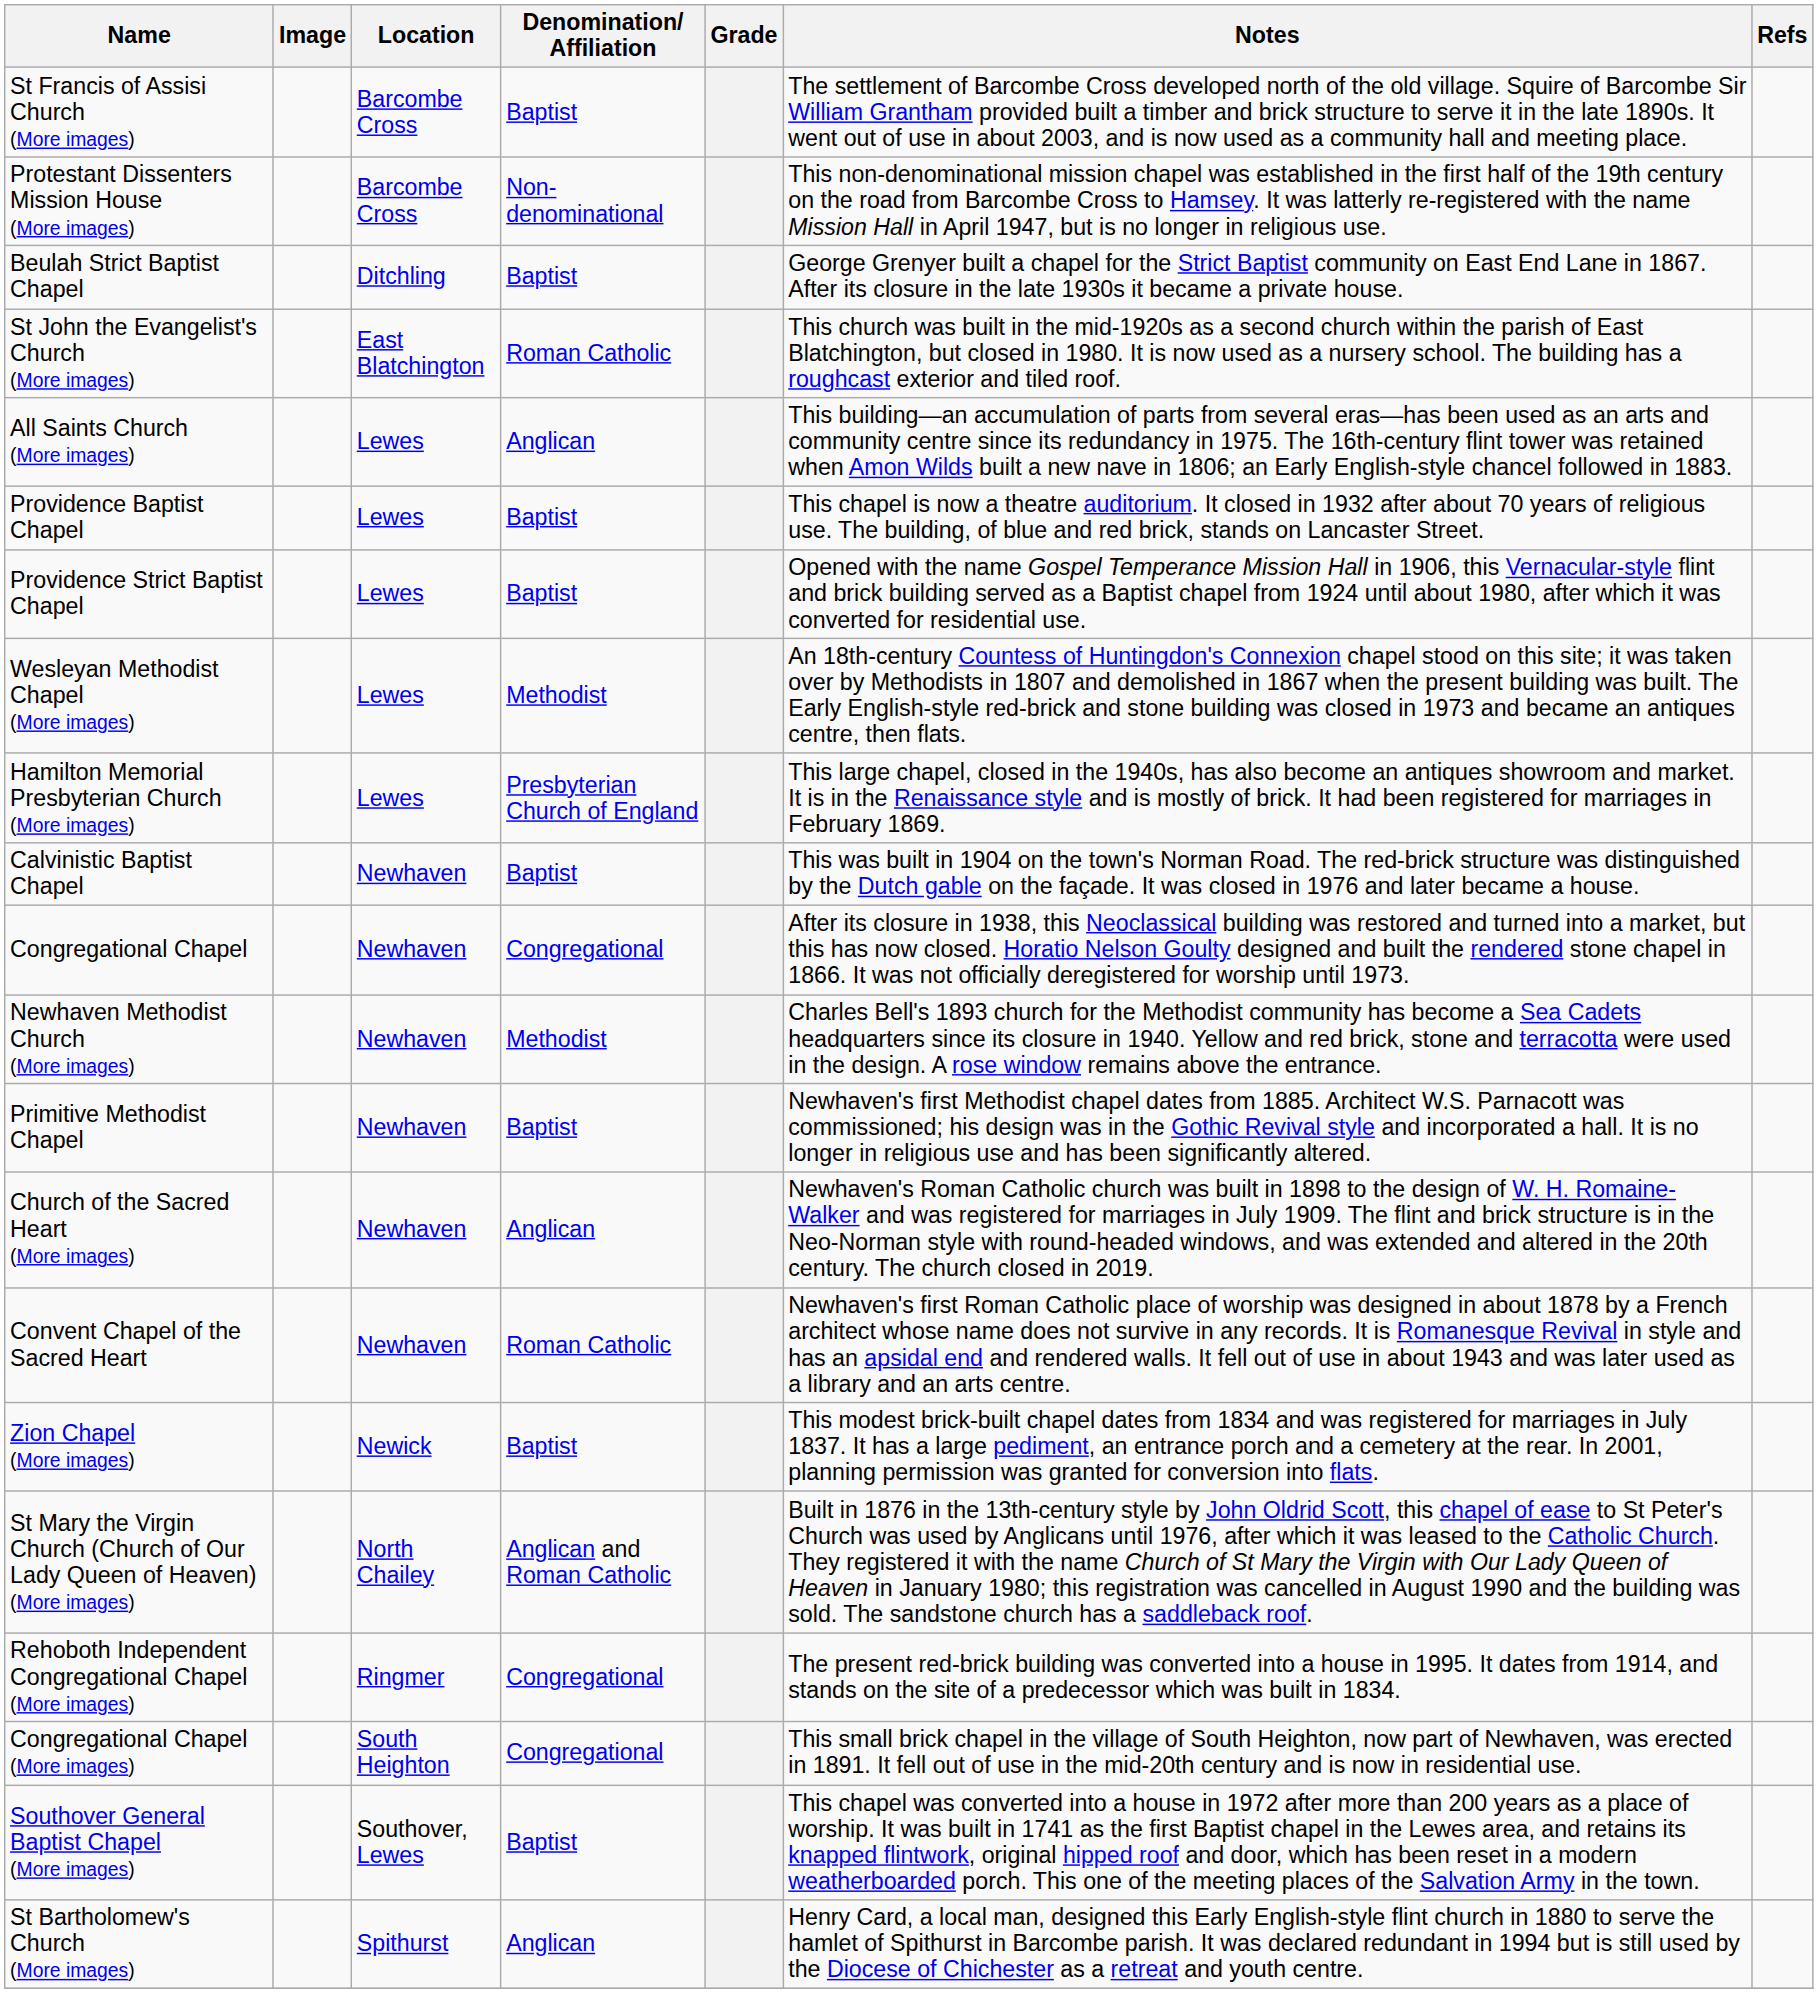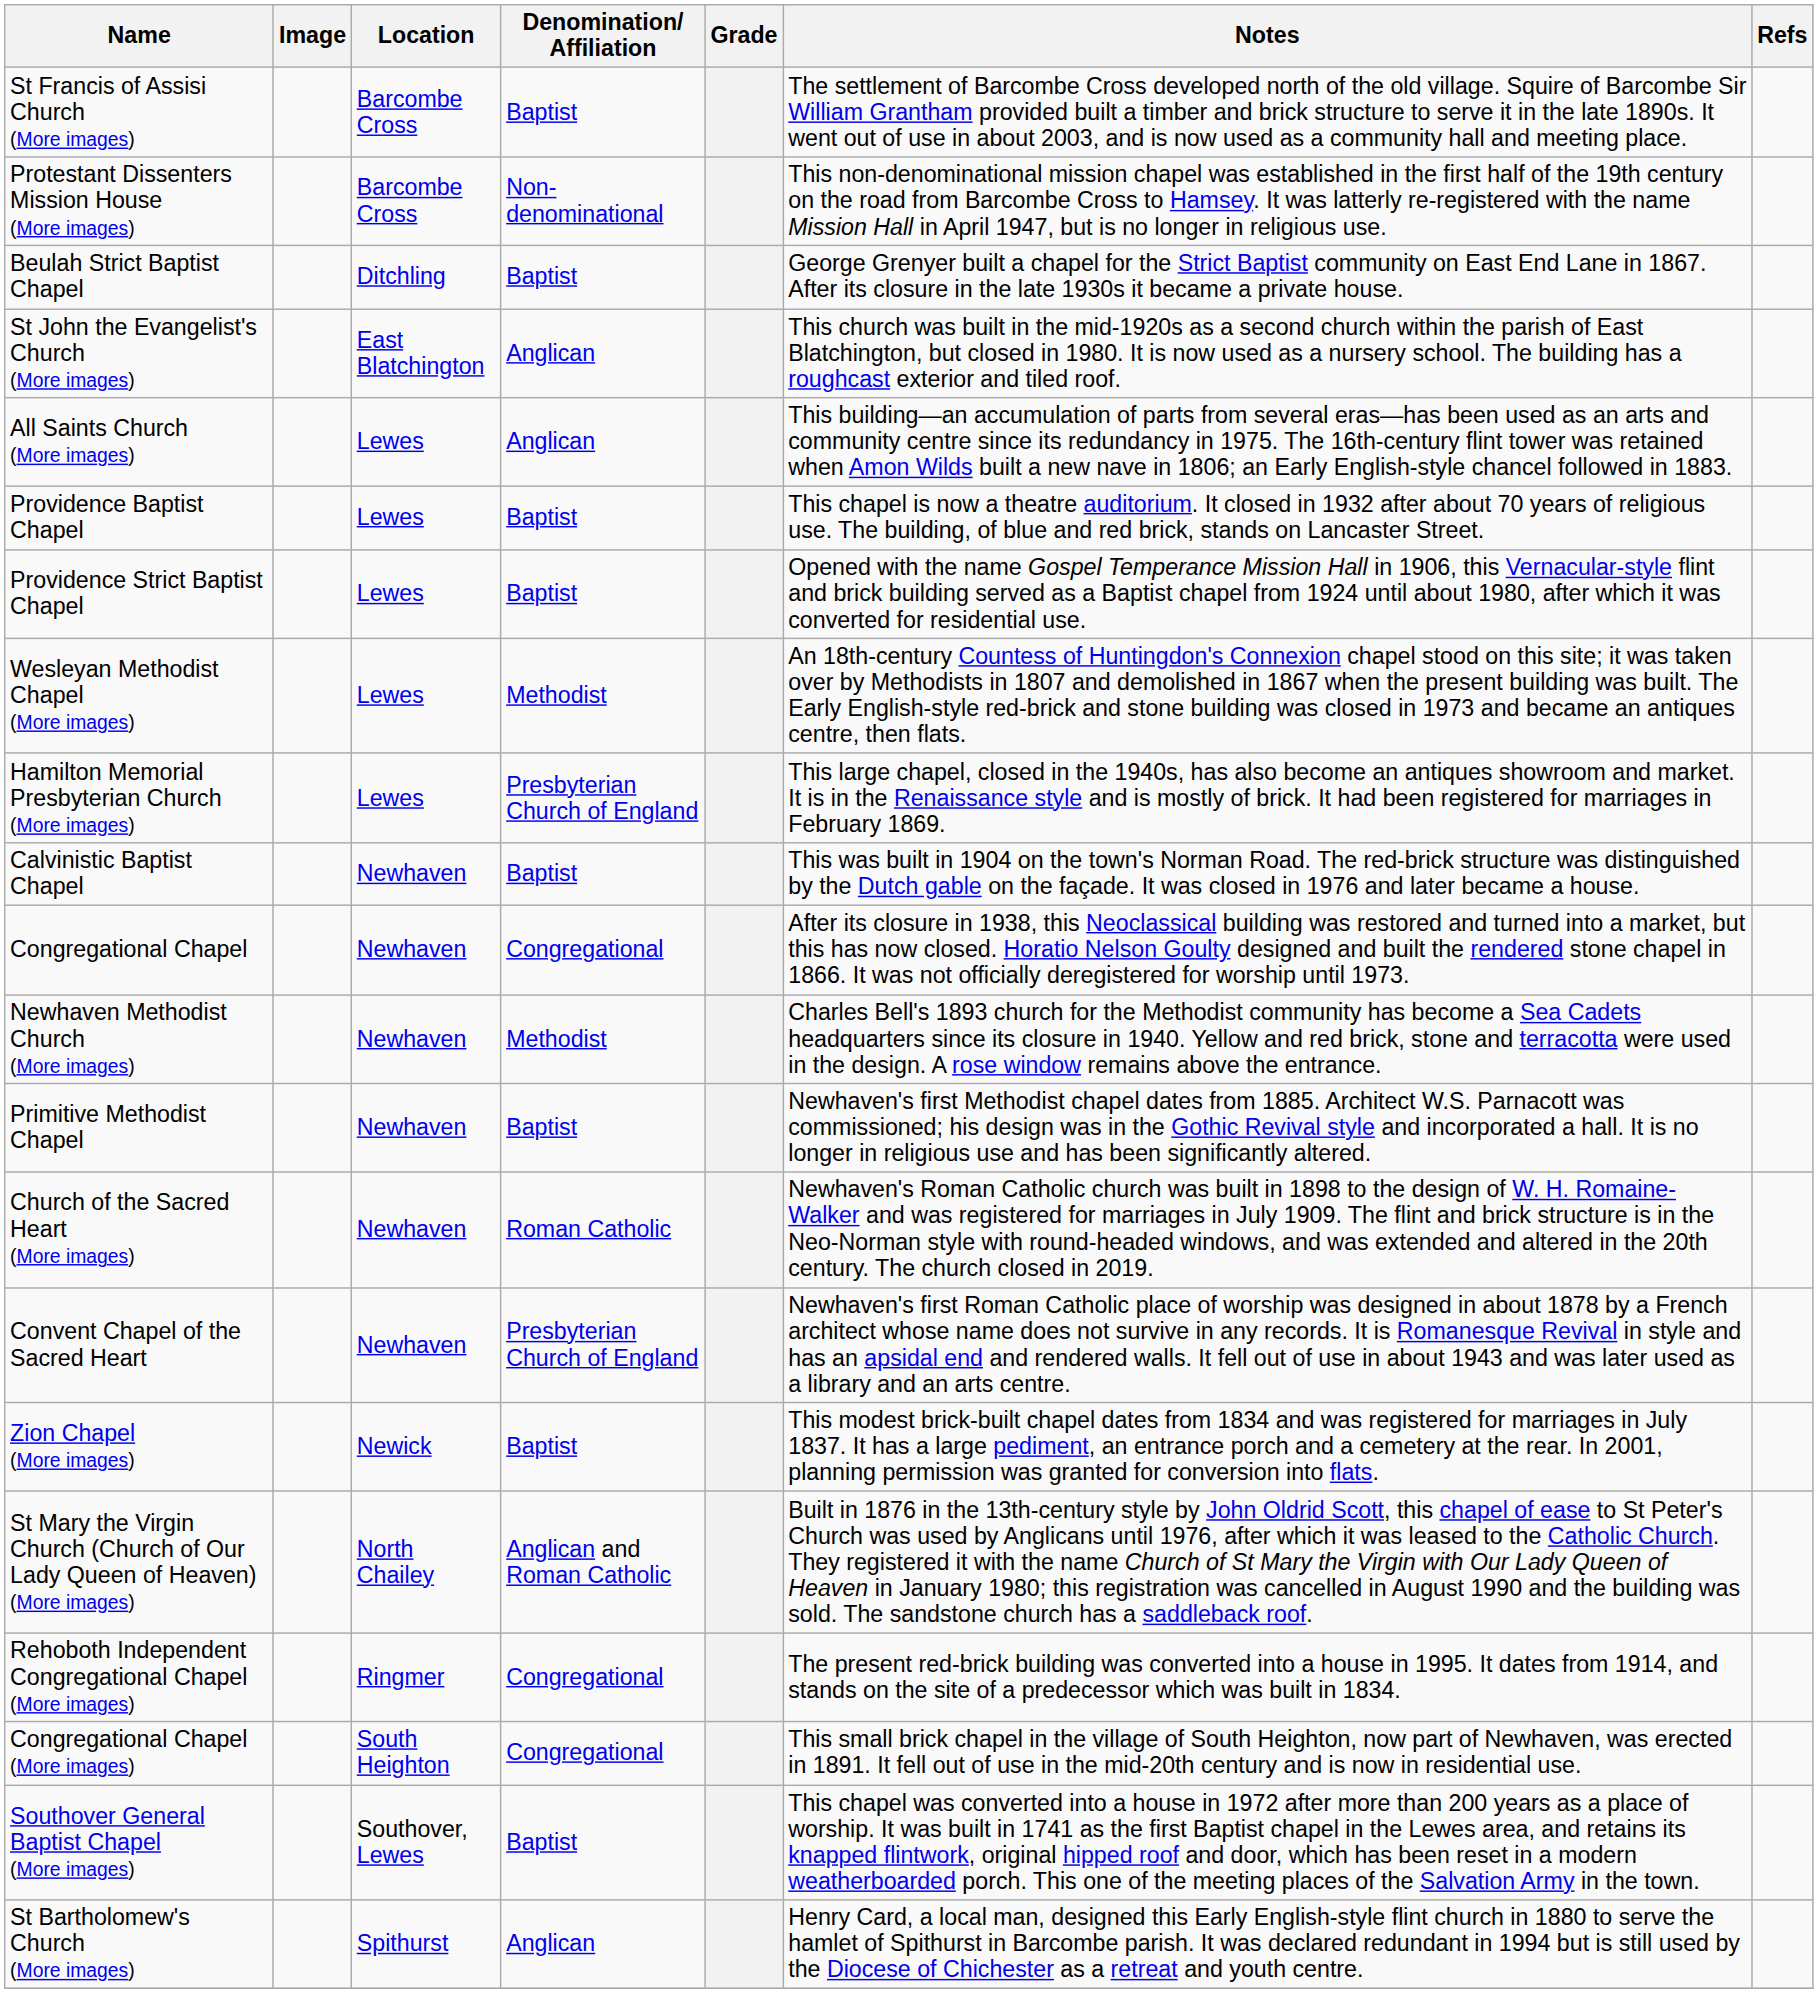(589, 352) Roman Catholic -> (551, 352) Anglican
(551, 1229) Anglican -> (589, 1229) Roman Catholic
(589, 1344) Roman Catholic -> (602, 1344) Presbyterian Church of England
